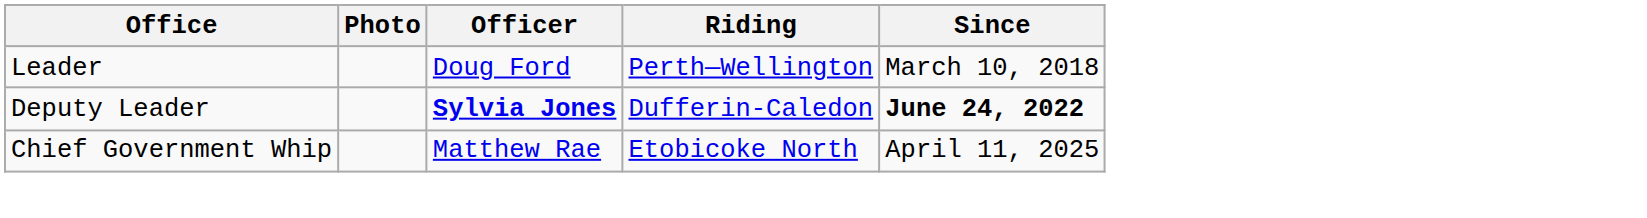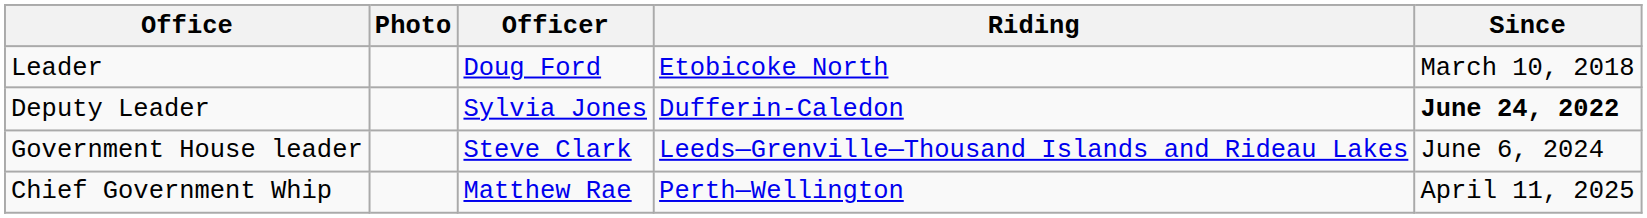(751, 67) Perth—Wellington -> (774, 67) Etobicoke North
(525, 109) bold -> (555, 109) normal
+ row: (187, 150)
(743, 150) Etobicoke North -> (781, 192) Perth—Wellington
